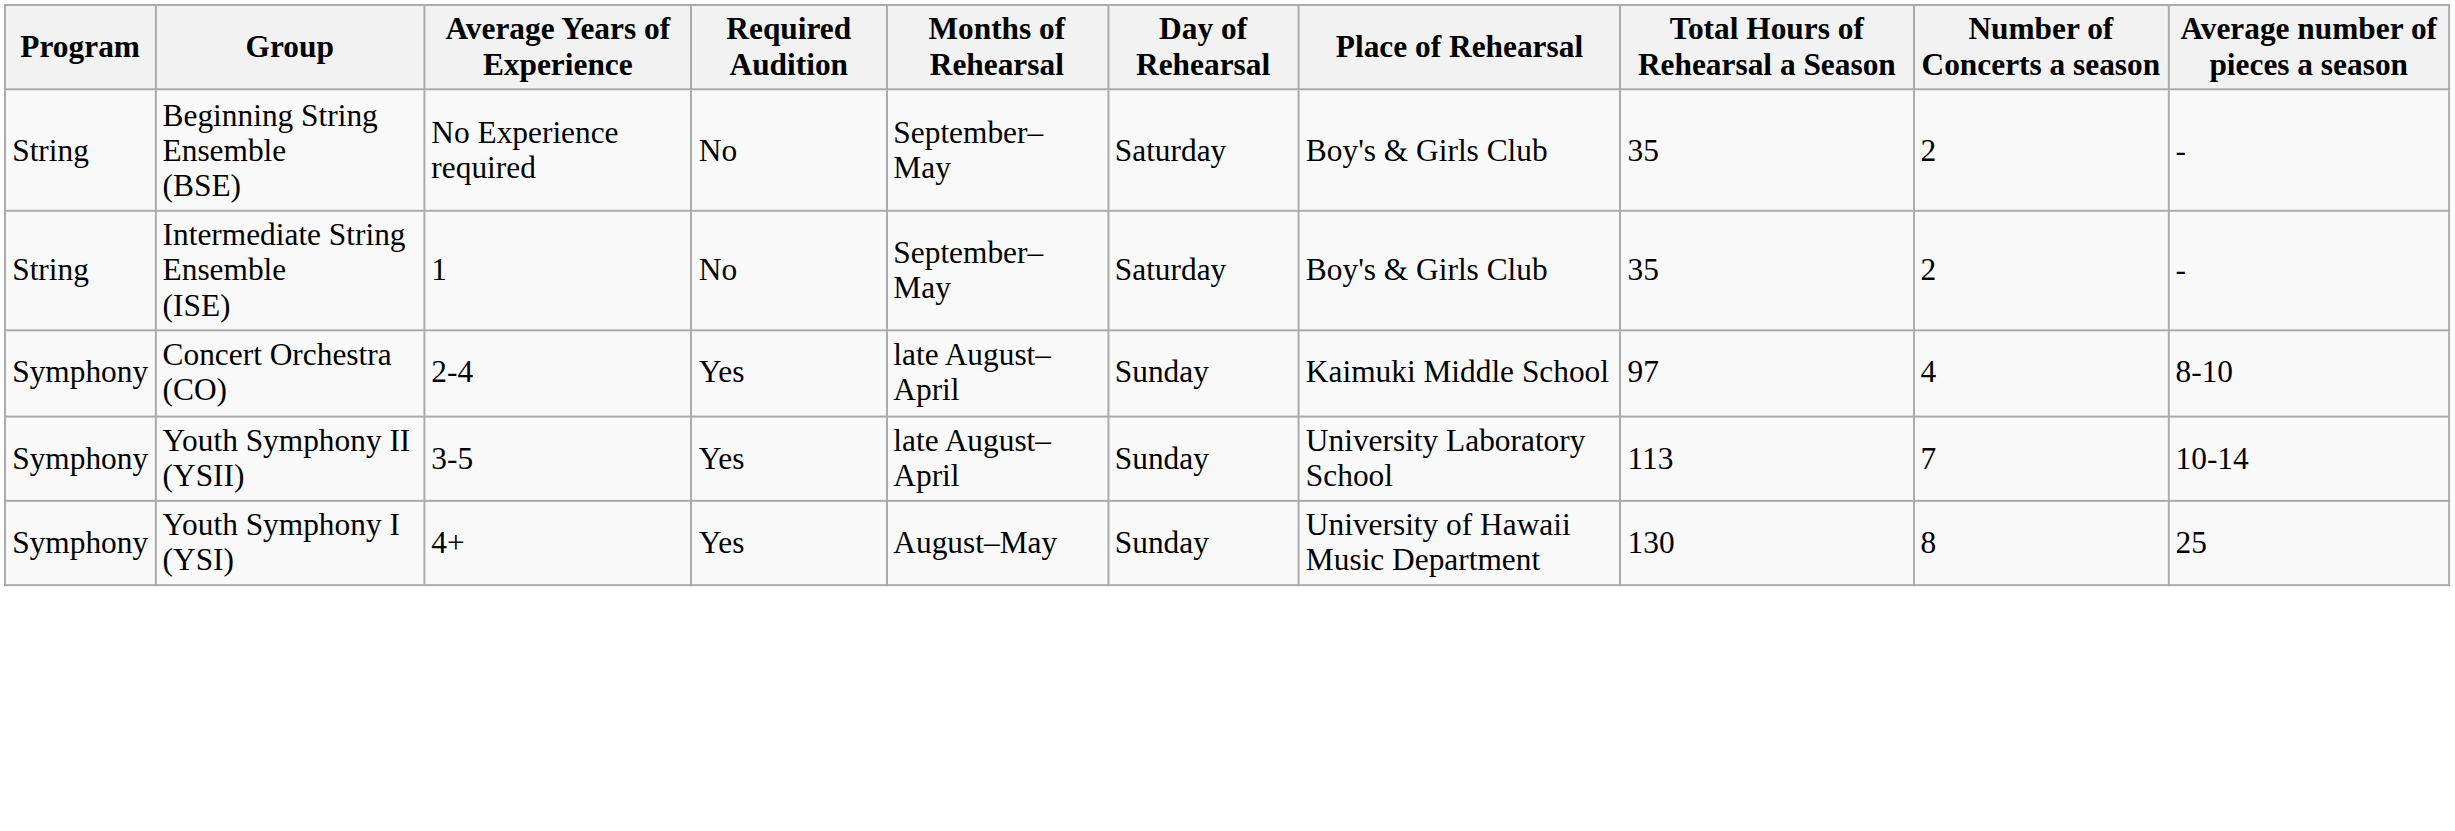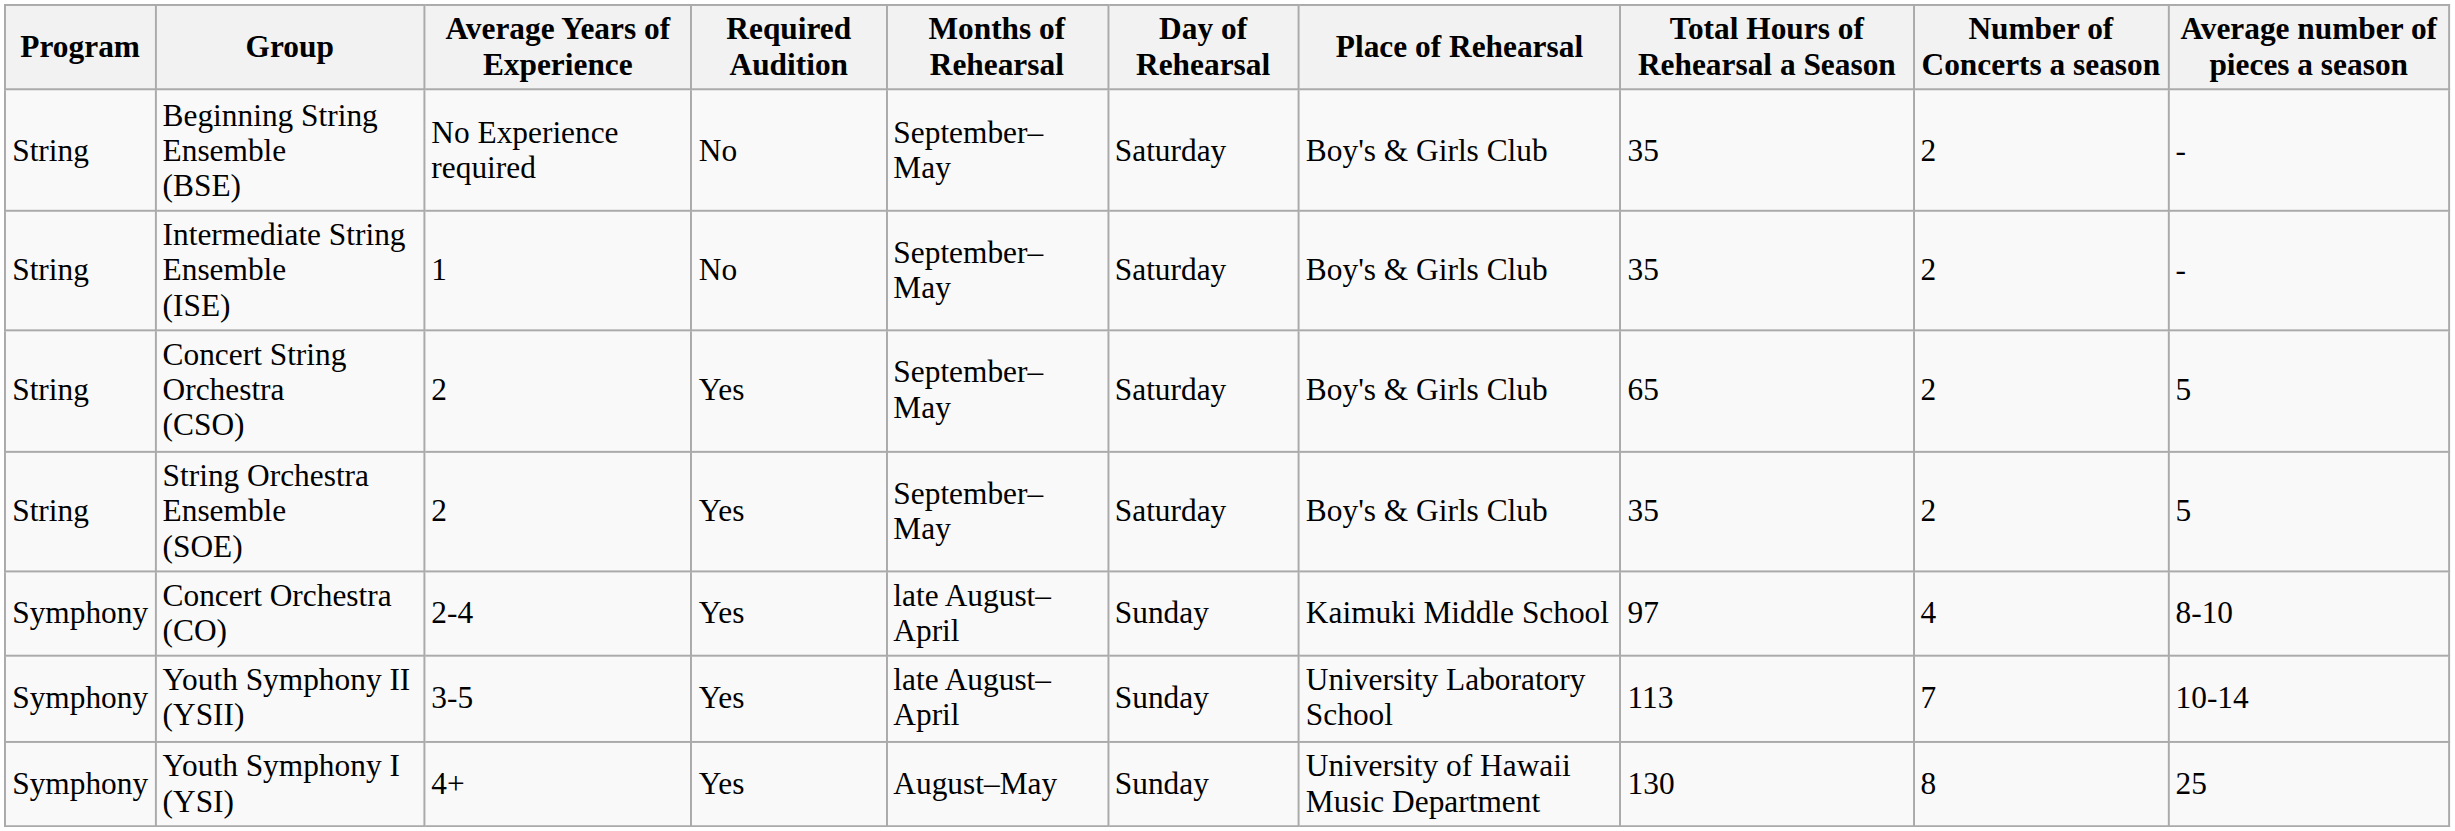+ row: (254, 390)
+ row: (266, 510)
